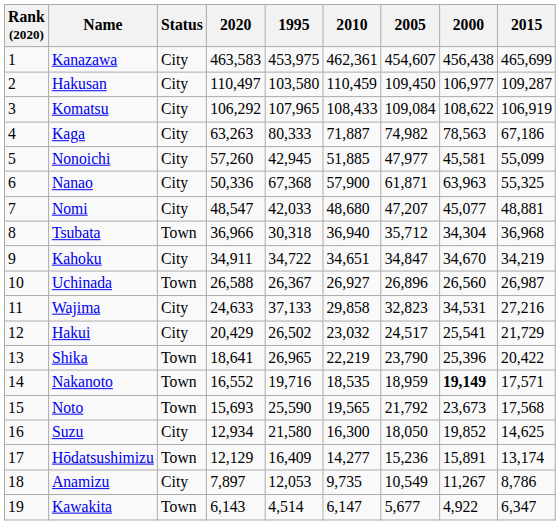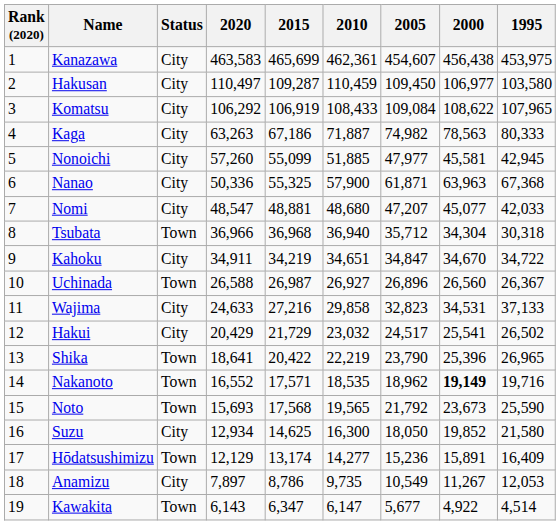columns swapped: (527, 25) <-> (294, 25)
(406, 382) 18,959 -> (406, 382) 18,962
